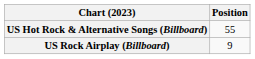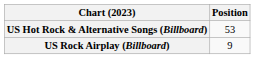(230, 29) 55 -> (230, 29) 53
